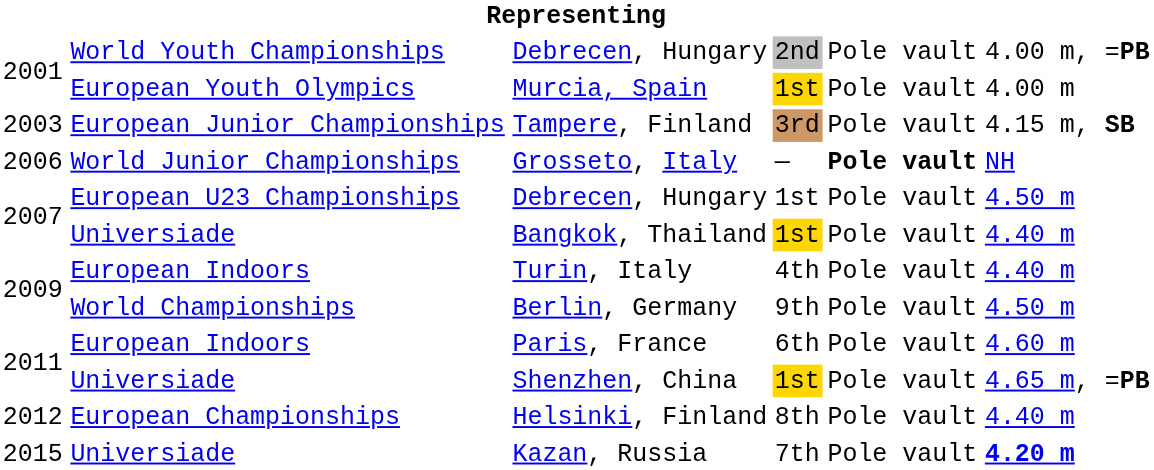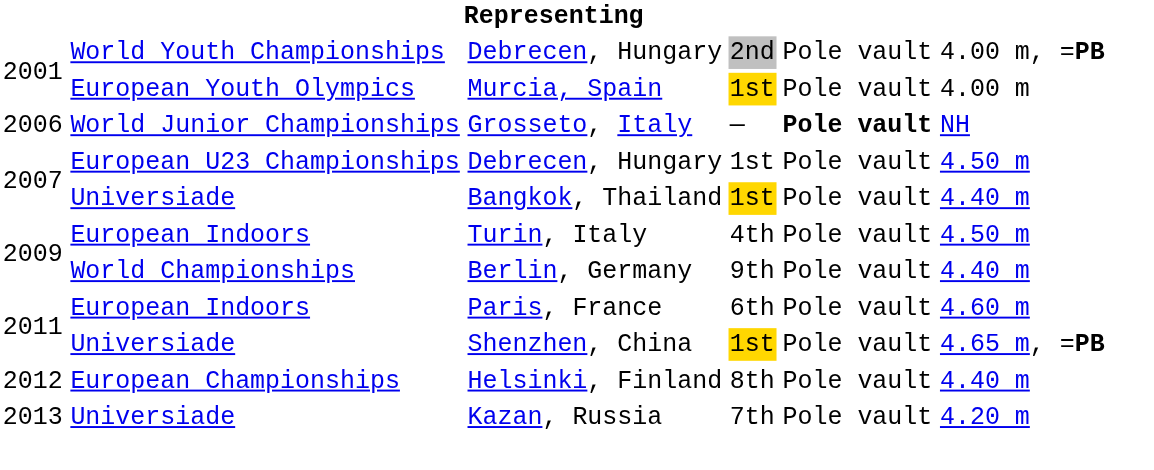- row: (288, 126)
(1030, 272) 4.40 m -> (985, 235) 4.50 m
(1030, 308) 4.50 m -> (985, 272) 4.40 m
(33, 454) 2015 -> (33, 417) 2013
(1030, 454) bold -> (985, 417) normal
